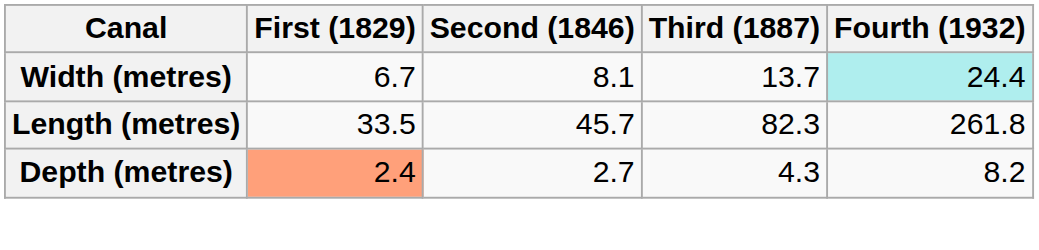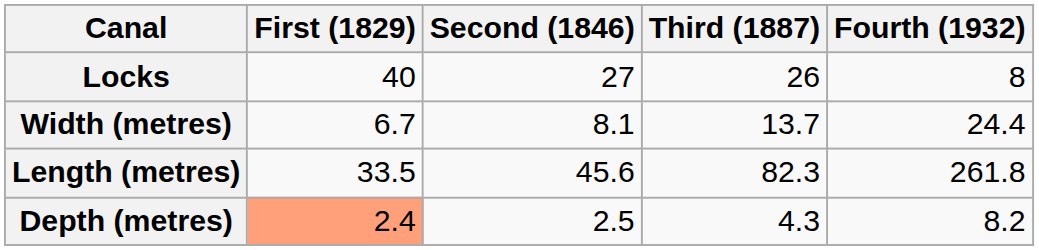+ row: (126, 76)
(996, 76) paleturquoise background -> (996, 124) no background
(605, 124) 45.7 -> (605, 172) 45.6
(614, 172) 2.7 -> (614, 220) 2.5
